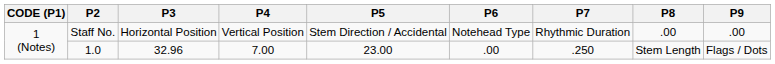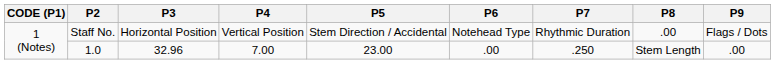(737, 31) .00 -> (737, 31) Flags / Dots
(737, 50) Flags / Dots -> (737, 50) .00
